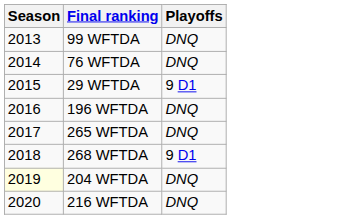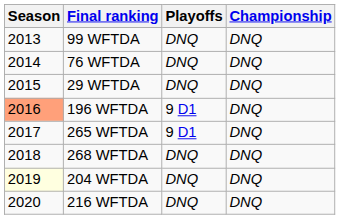+ column: (281, 16)
(181, 86) 9 D1 -> (182, 86) DNQ
(24, 109) no background -> (24, 109) lightsalmon background
(182, 109) DNQ -> (181, 109) 9 D1
(182, 132) DNQ -> (181, 132) 9 D1
(181, 156) 9 D1 -> (182, 156) DNQ
